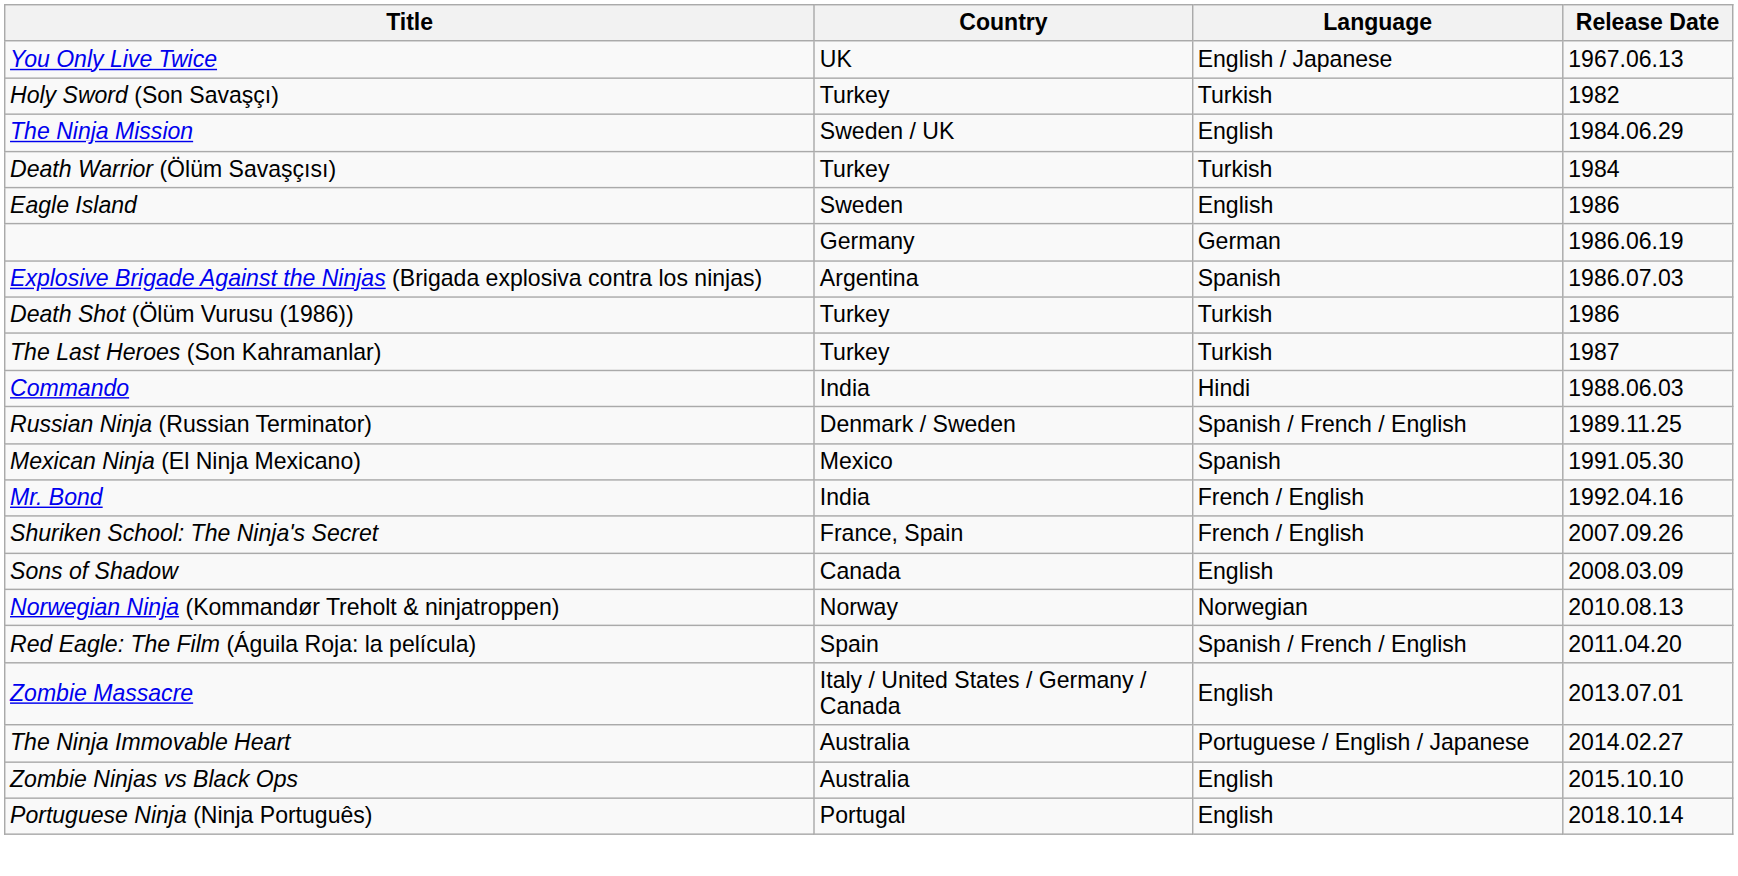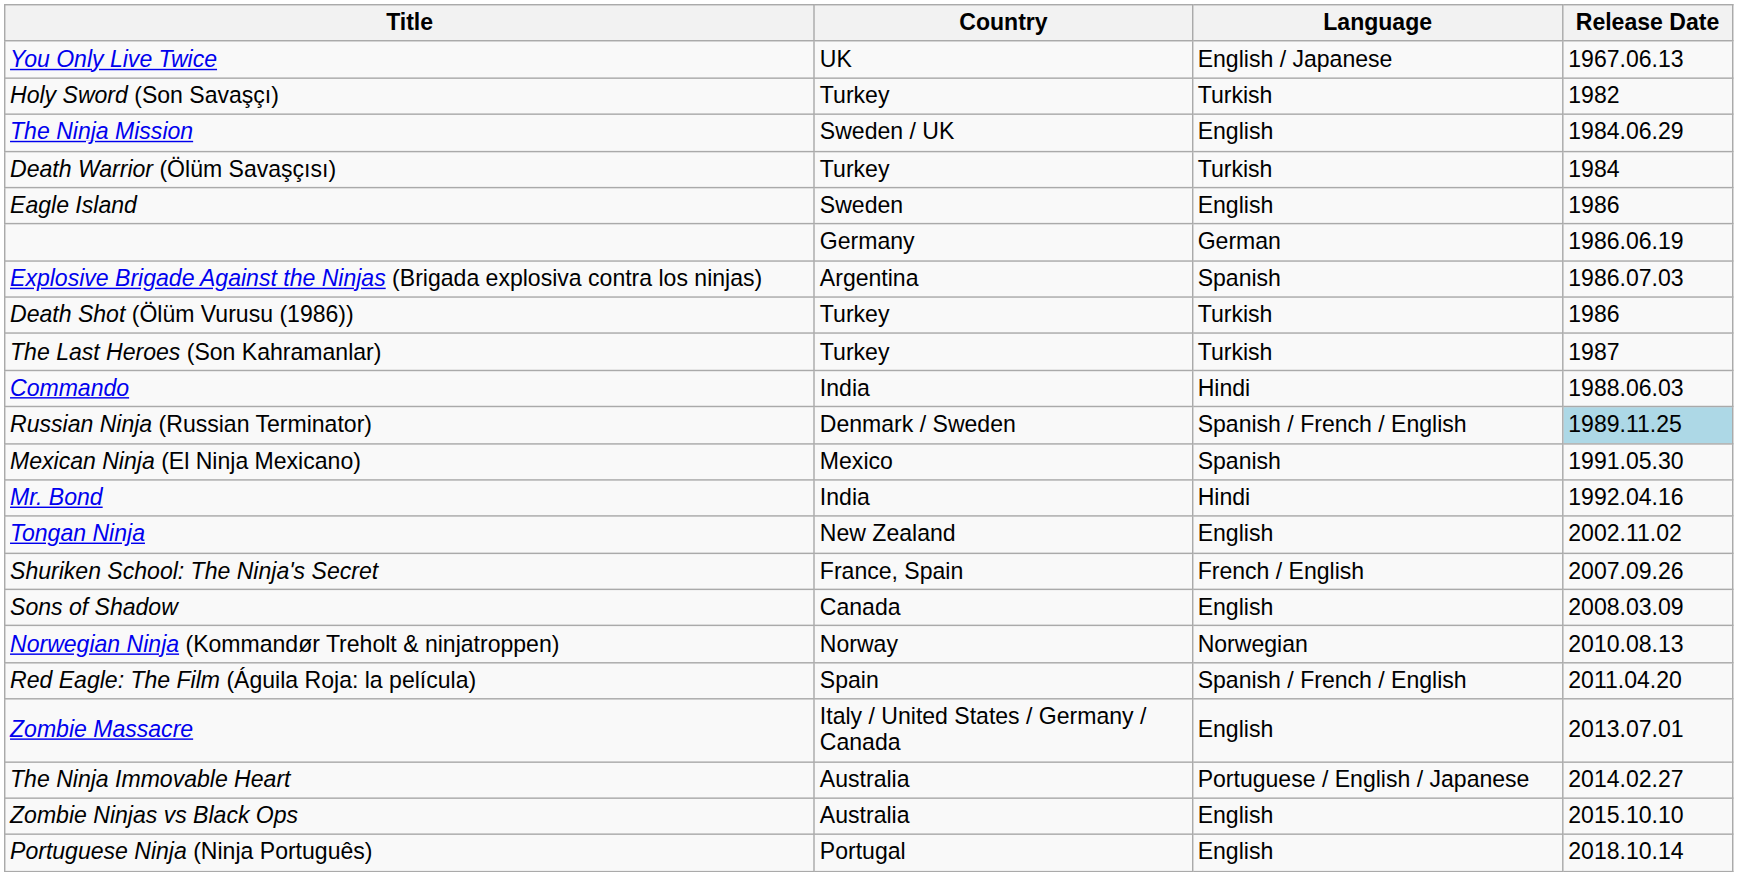(1625, 424) no background -> (1625, 424) lightblue background
(1281, 497) French / English -> (1224, 497) Hindi
+ row: (77, 534)
